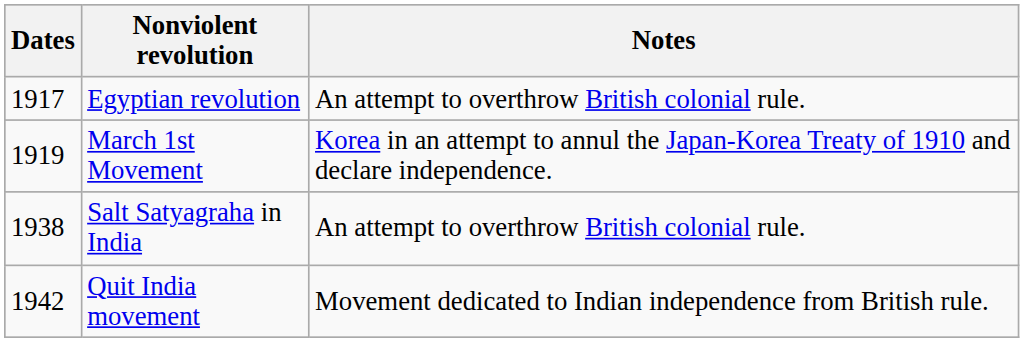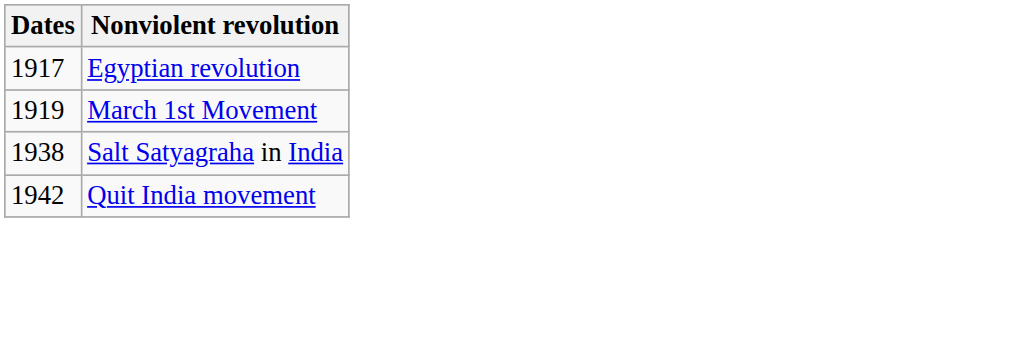- column: (664, 40)
